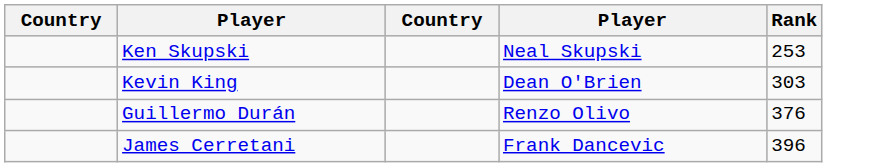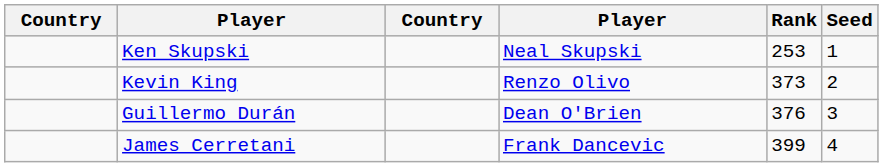+ column: (850, 20)
(572, 83) Dean O'Brien -> (567, 83) Renzo Olivo
(788, 83) 303 -> (788, 83) 373
(567, 114) Renzo Olivo -> (572, 114) Dean O'Brien
(788, 146) 396 -> (788, 146) 399
